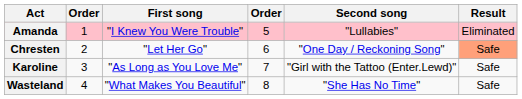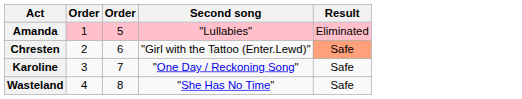- column: (175, 13)
(372, 49) "One Day / Reckoning Song" -> (226, 49) "Girl with the Tattoo (Enter.Lewd)"
(372, 67) "Girl with the Tattoo (Enter.Lewd)" -> (226, 67) "One Day / Reckoning Song"
